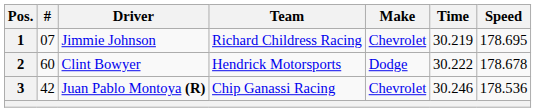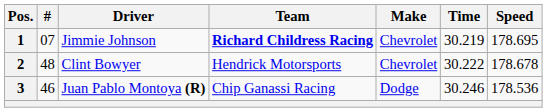(287, 40) normal -> (293, 40) bold
(47, 64) 60 -> (47, 64) 48
(388, 64) Dodge -> (409, 64) Chevrolet
(47, 88) 42 -> (47, 88) 46
(397, 88) Chevrolet -> (399, 88) Dodge
